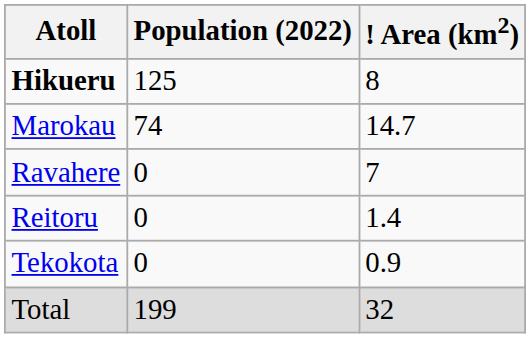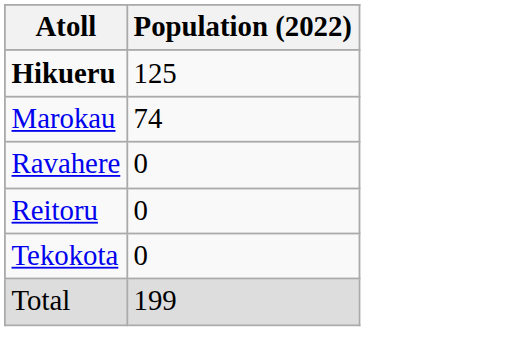- column: (442, 31)
